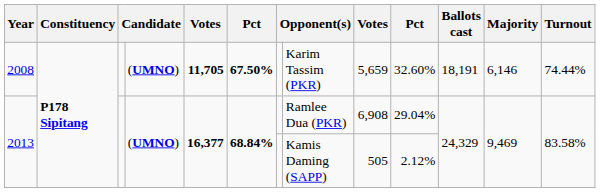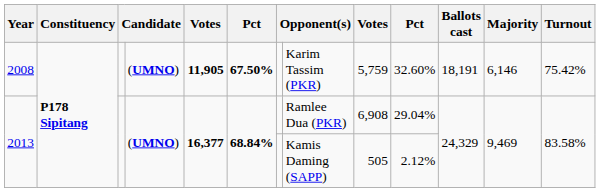(206, 69) 11,705 -> (206, 69) 11,905
(373, 69) 5,659 -> (373, 69) 5,759
(565, 69) 74.44% -> (565, 69) 75.42%
